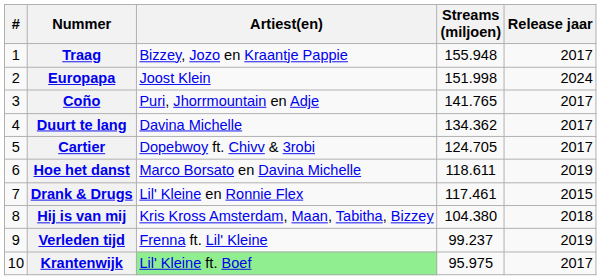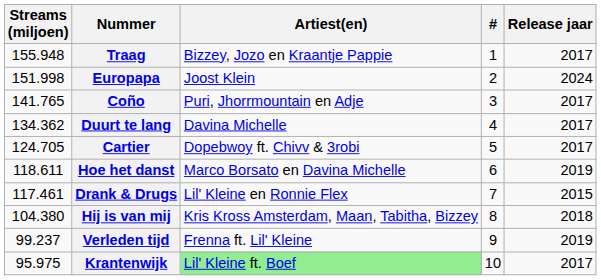columns swapped: (16, 24) <-> (471, 24)
